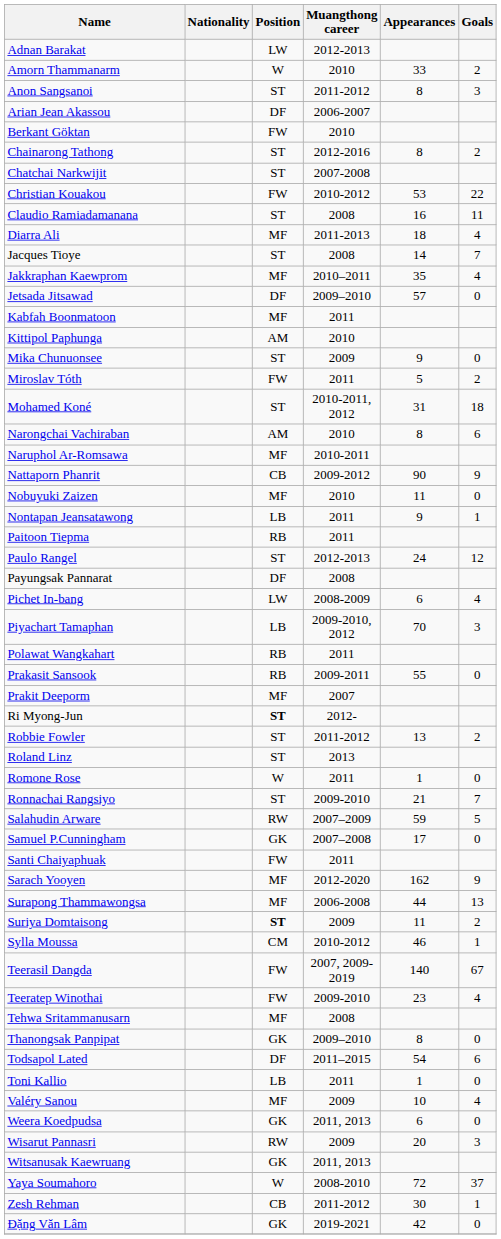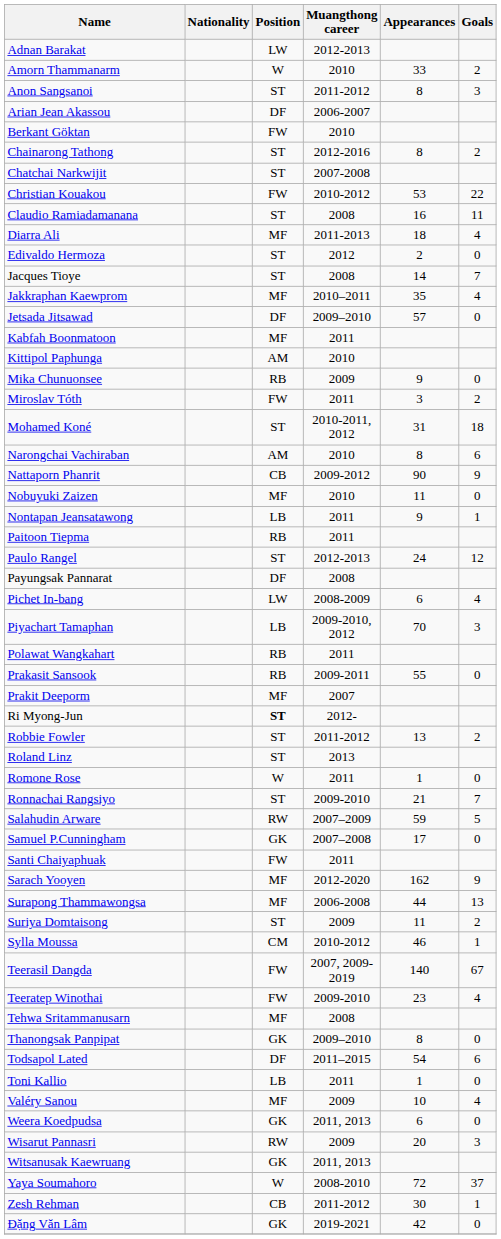+ row: (56, 255)
(278, 358) ST -> (278, 378) RB
(419, 378) 5 -> (419, 399) 3
- row: (68, 455)
(278, 921) bold -> (278, 921) normal
